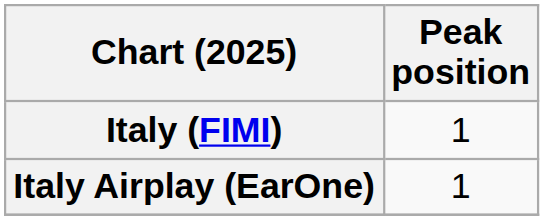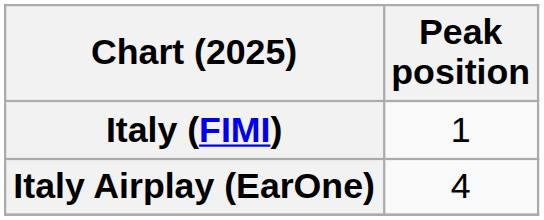(461, 186) 1 -> (461, 186) 4
